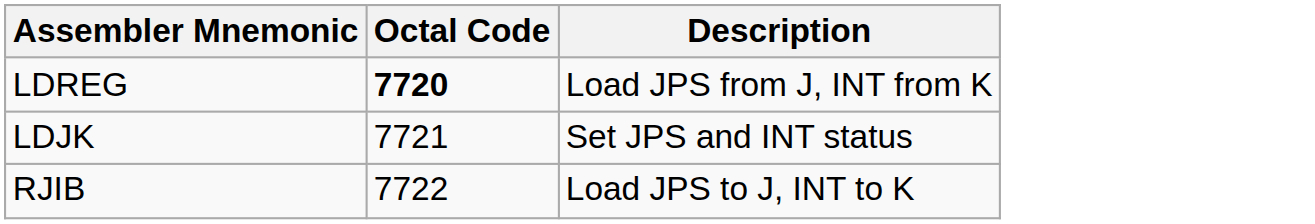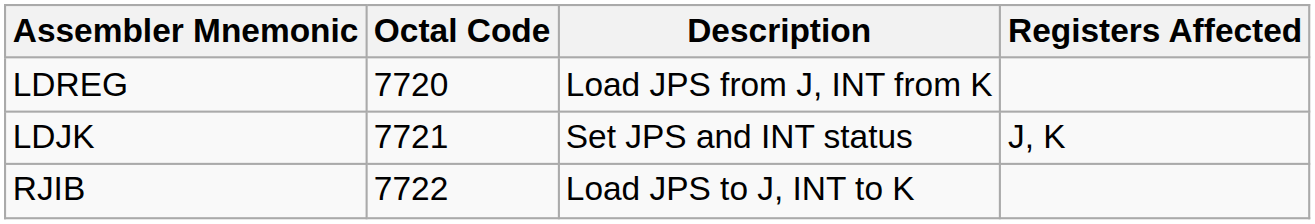+ column: (1155, 31)
(411, 84) bold -> (411, 84) normal
